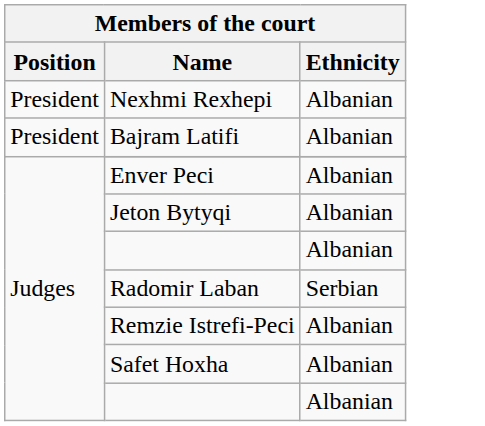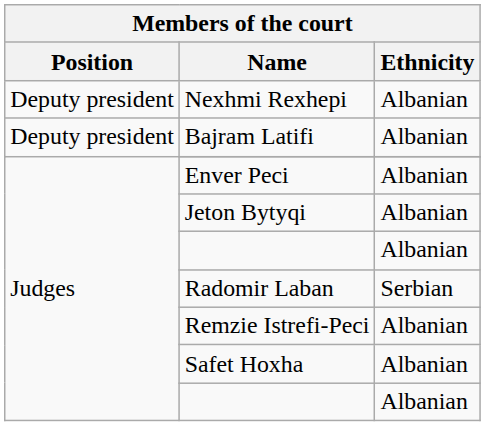(55, 99) President -> (92, 99) Deputy president
(55, 136) President -> (92, 136) Deputy president
